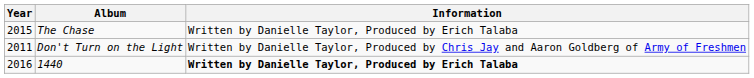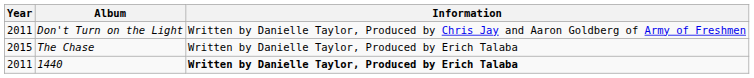rows swapped: (110, 47) <-> (66, 30)
(20, 64) 2016 -> (20, 64) 2011
